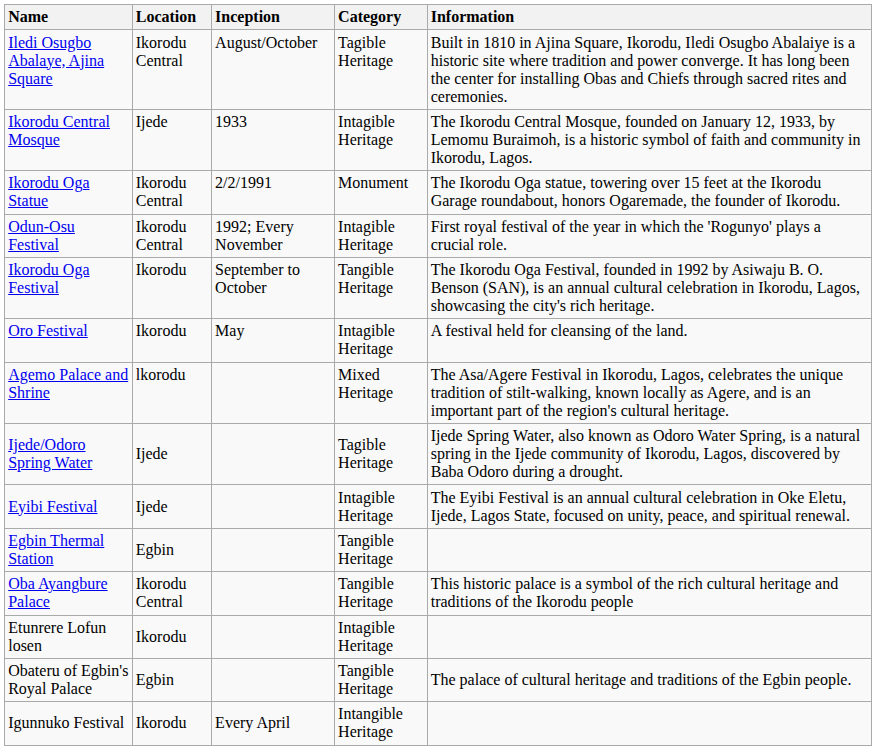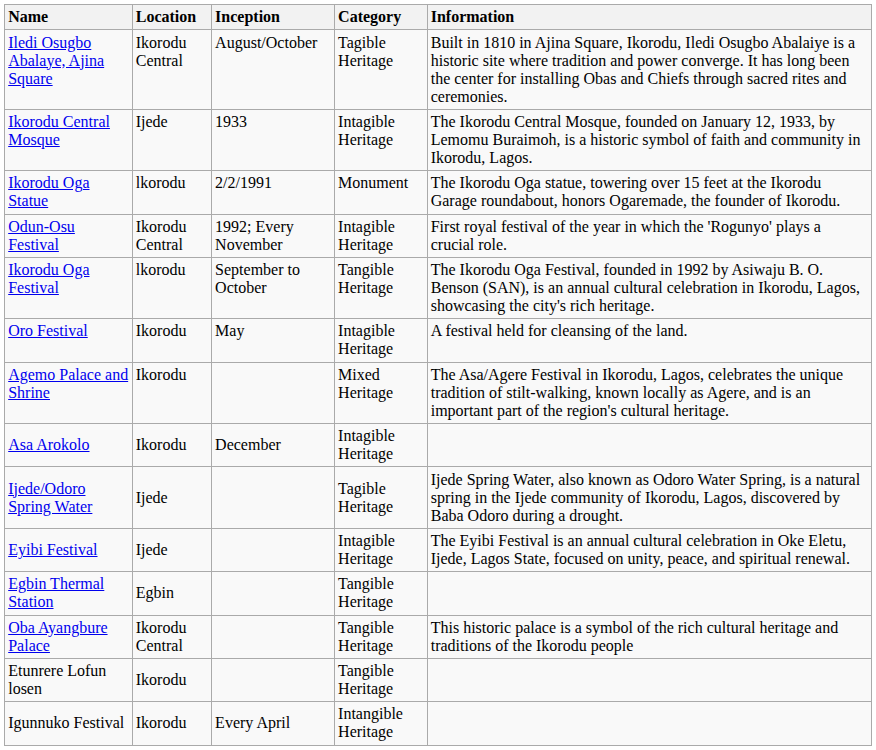(161, 192) Ikorodu Central -> (161, 183) lkorodu
(161, 270) Ikorodu -> (161, 270) lkorodu
(161, 374) lkorodu -> (161, 374) Ikorodu
+ row: (49, 445)
(367, 636) Intagible Heritage -> (366, 680) Tangible Heritage
- row: (68, 680)
